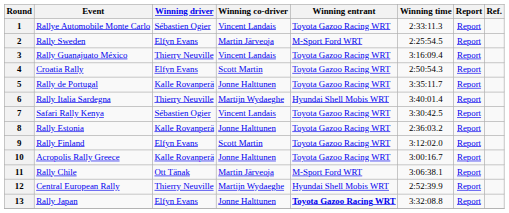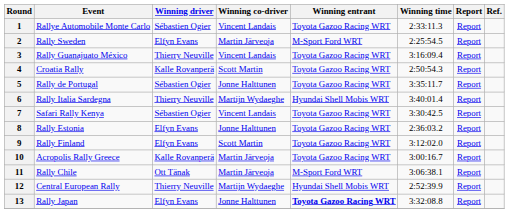(176, 69) Elfyn Evans -> (184, 69) Kalle Rovanperä
(184, 84) Kalle Rovanperä -> (183, 84) Sébastien Ogier
(184, 128) Kalle Rovanperä -> (176, 128) Elfyn Evans
(247, 157) Jonne Halttunen -> (246, 157) Martin Järveoja
